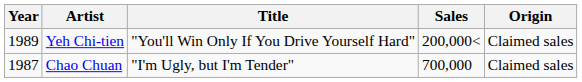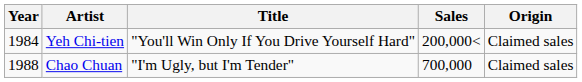(23, 41) 1989 -> (23, 41) 1984
(23, 65) 1987 -> (23, 65) 1988
